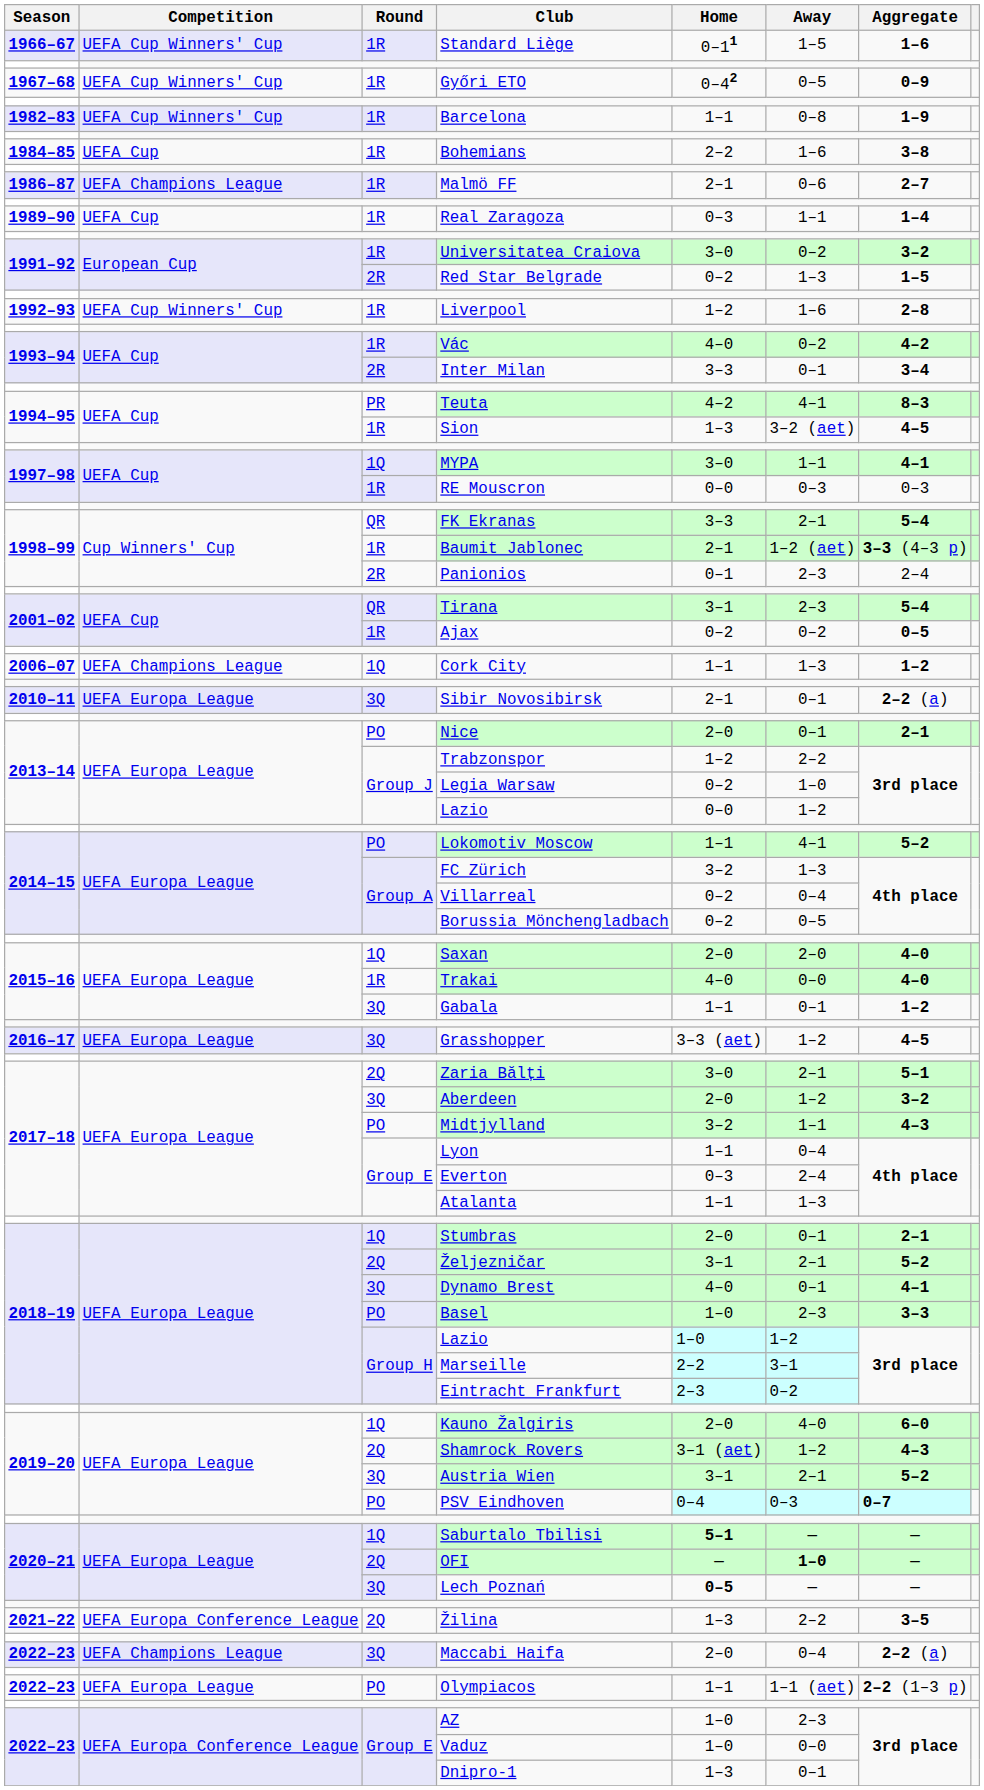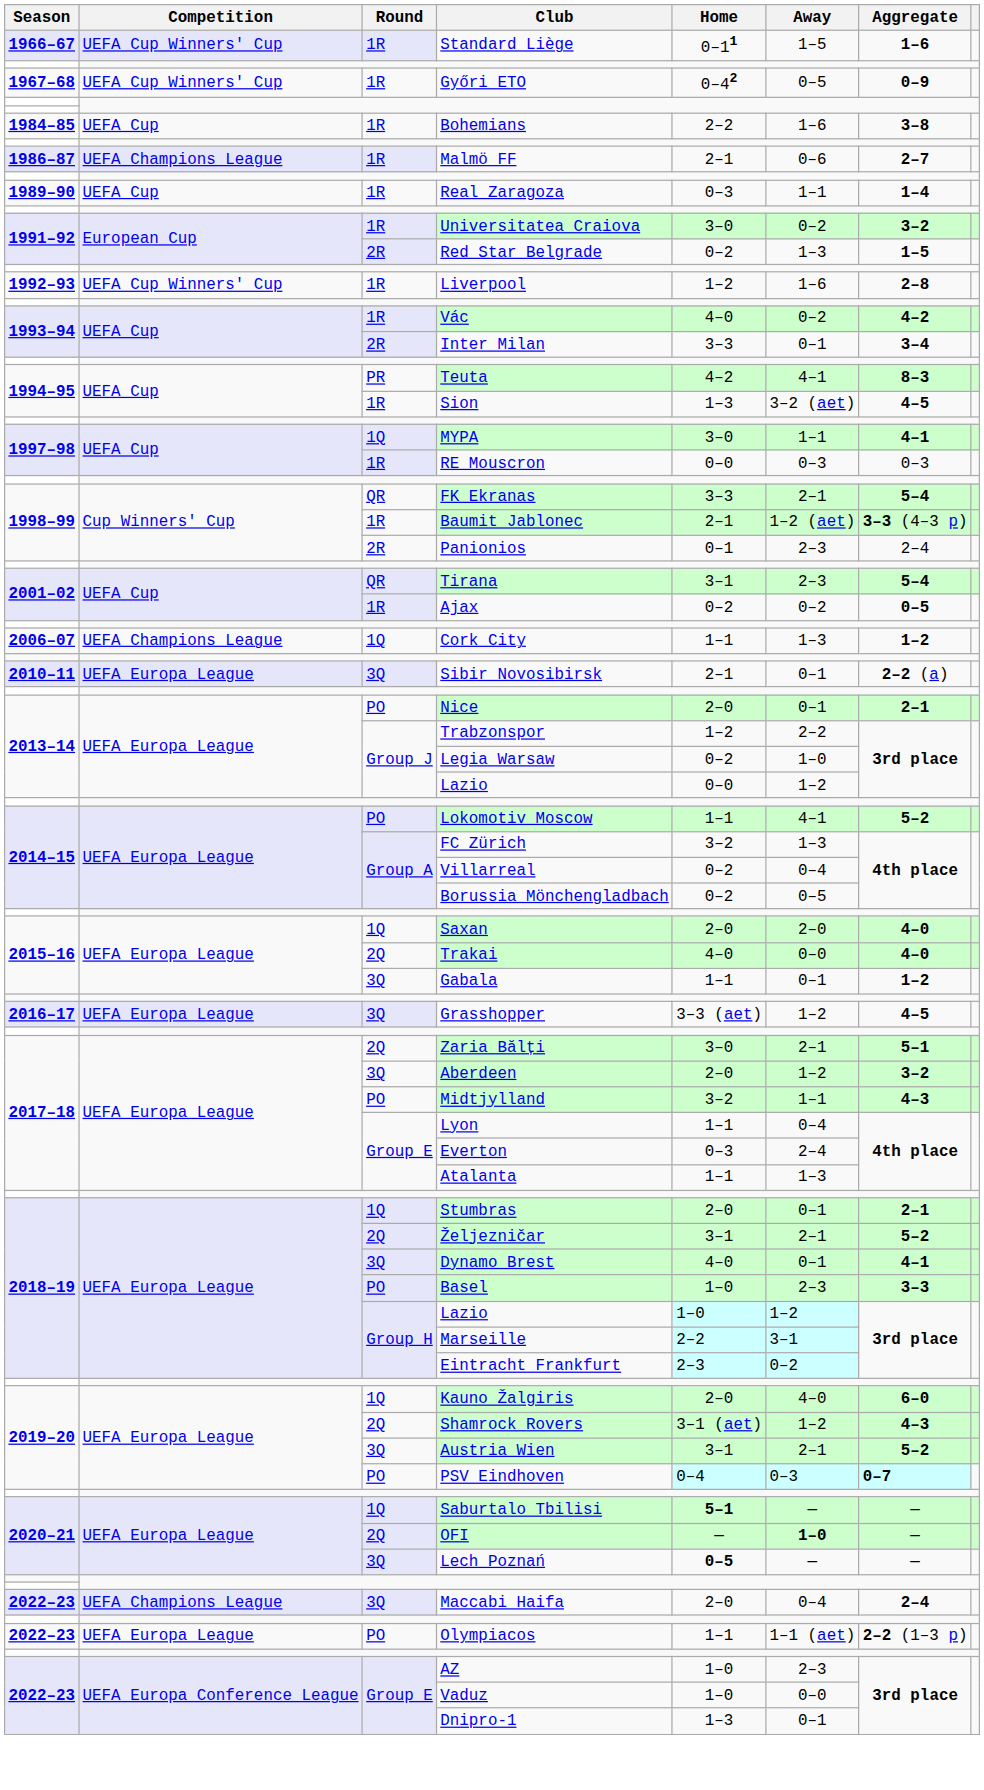- row: (42, 118)
(376, 981) 1R -> (376, 955) 2Q
- row: (42, 1621)
(915, 1654) 2–2 (a) -> (915, 1603) 2–4
